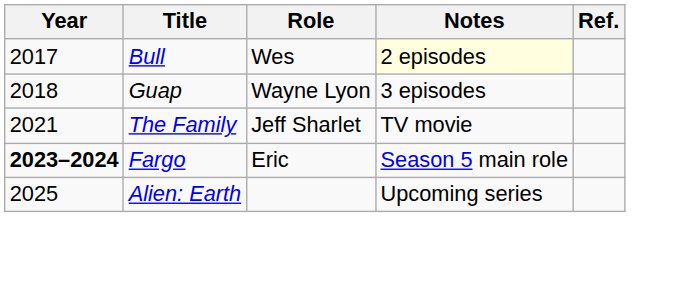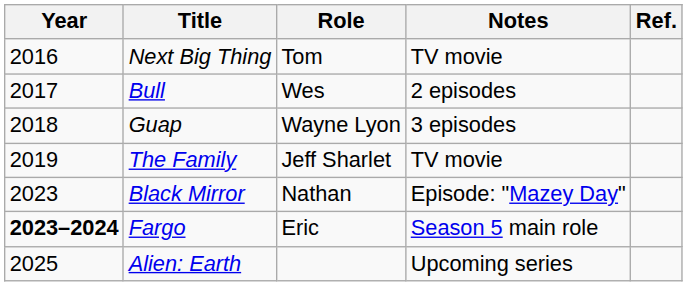+ row: (200, 56)
(433, 56) lightyellow background -> (463, 90) no background
(34, 125) 2021 -> (34, 159) 2019
+ row: (187, 194)
